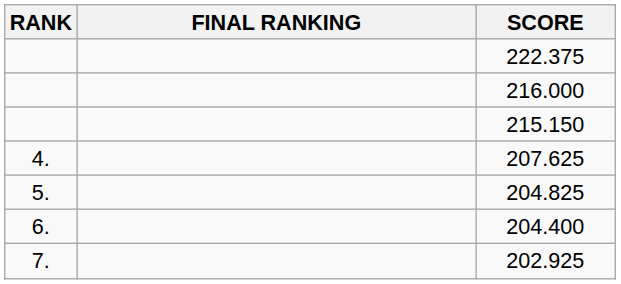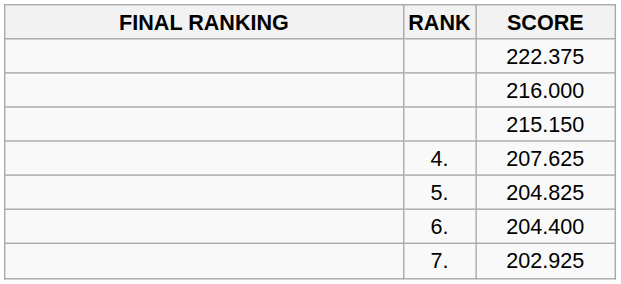columns swapped: (41, 22) <-> (276, 22)
